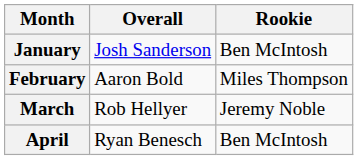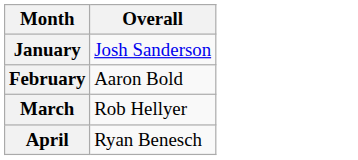- column: (284, 19)
